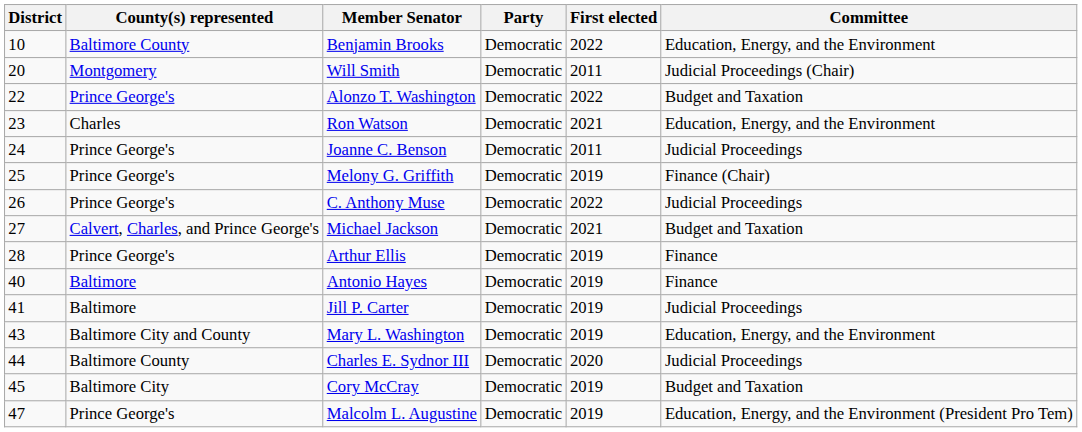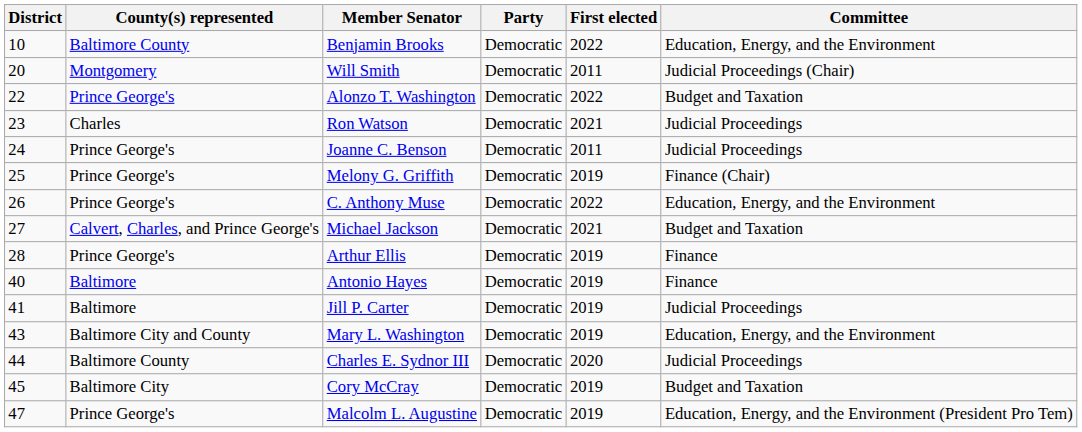(800, 123) Education, Energy, and the Environment -> (734, 123) Judicial Proceedings
(734, 202) Judicial Proceedings -> (800, 202) Education, Energy, and the Environment
